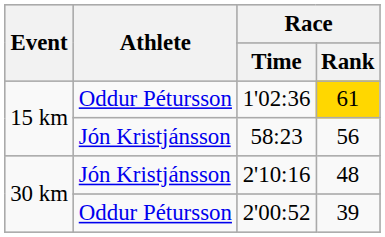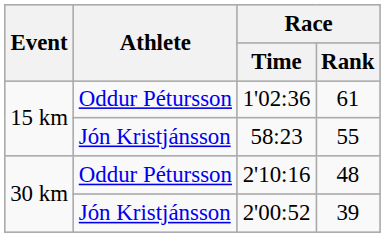(348, 99) gold background -> (348, 99) no background
(348, 137) 56 -> (348, 137) 55
(155, 174) Jón Kristjánsson -> (155, 174) Oddur Pétursson
(155, 212) Oddur Pétursson -> (155, 212) Jón Kristjánsson
